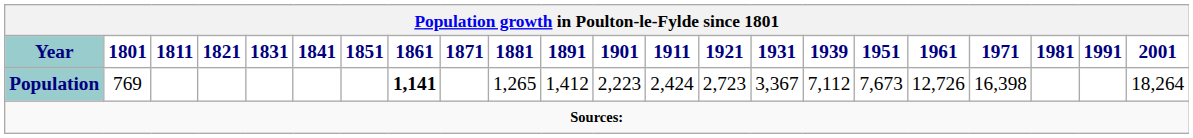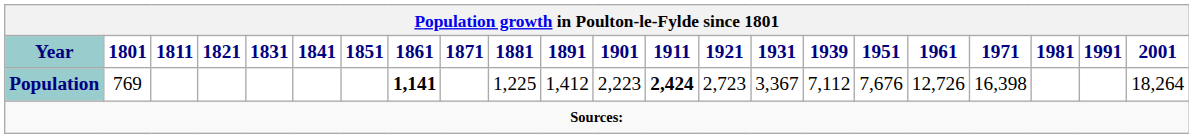(515, 84) 1,265 -> (515, 84) 1,225
(672, 84) normal -> (672, 84) bold
(881, 84) 7,673 -> (881, 84) 7,676
